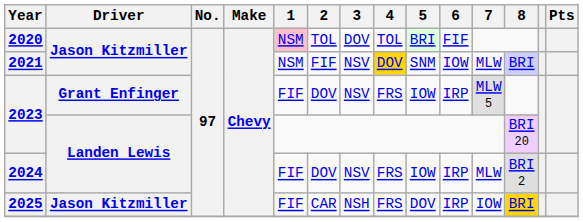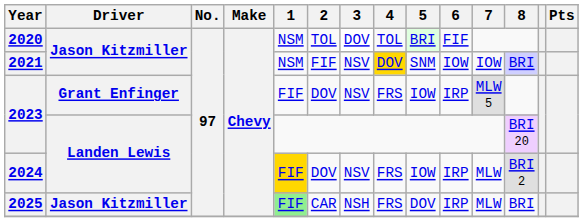(291, 39) pink background -> (291, 39) no background
(489, 63) MLW -> (489, 63) IOW
(291, 173) no background -> (291, 173) gold background
(291, 205) no background -> (291, 205) lightgreen background
(489, 205) IOW -> (489, 205) MLW
(522, 205) gold background -> (522, 205) no background
